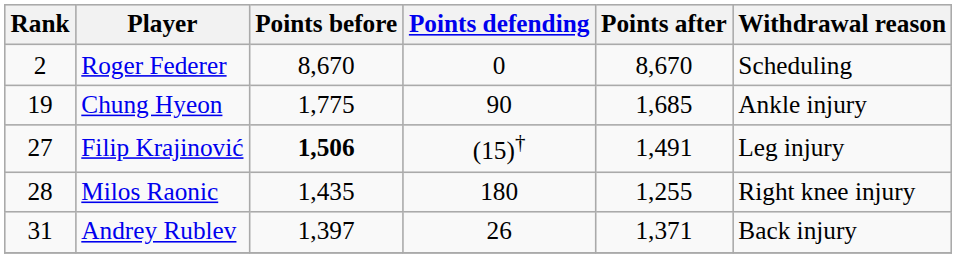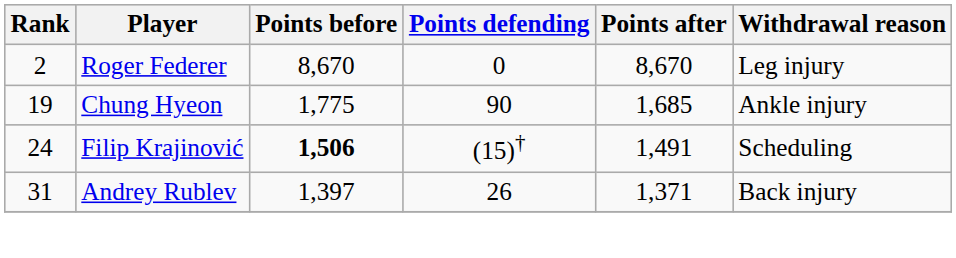(795, 64) Scheduling -> (791, 64) Leg injury
(40, 148) 27 -> (40, 148) 24
(791, 148) Leg injury -> (795, 148) Scheduling
- row: (150, 191)
